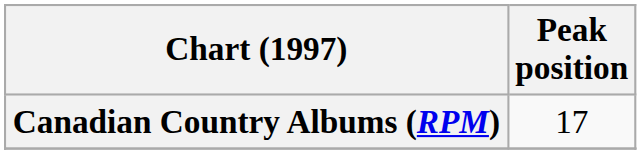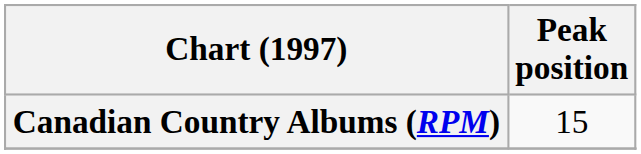(572, 121) 17 -> (572, 121) 15
